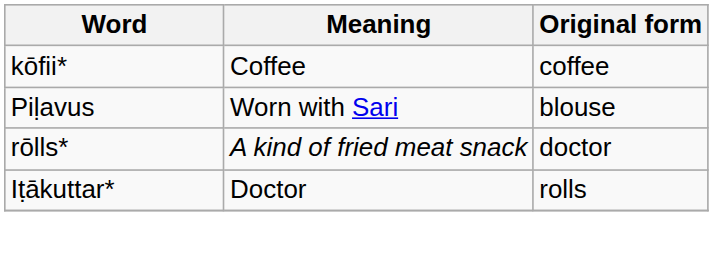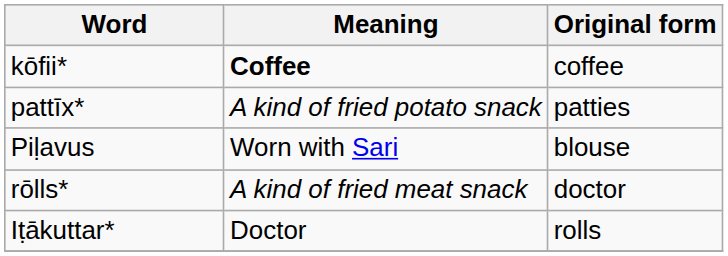(268, 66) normal -> (270, 66) bold
+ row: (48, 107)
